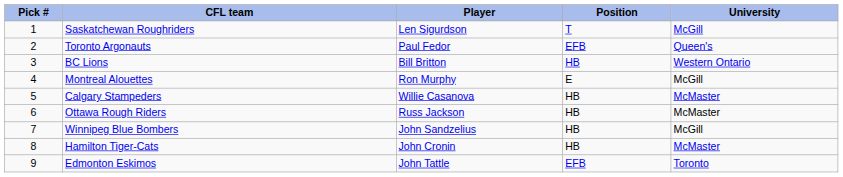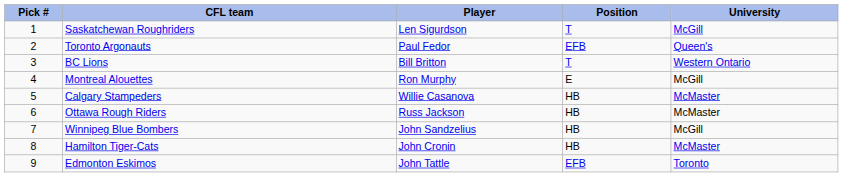(573, 63) HB -> (568, 63) T
